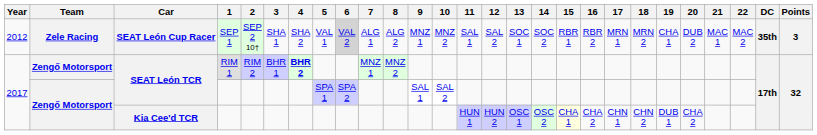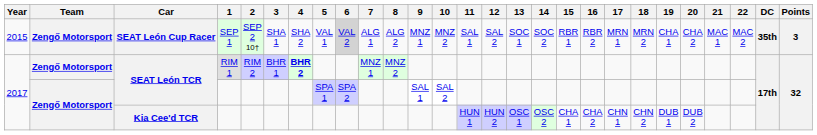(17, 36) 2012 -> (17, 36) 2015
(72, 36) Zele Racing -> (72, 36) Zengő Motorsport
(693, 36) DUB 2 -> (693, 36) CHA 2
(568, 117) lightyellow background -> (568, 117) no background
(693, 117) CHA 2 -> (693, 117) DUB 2
